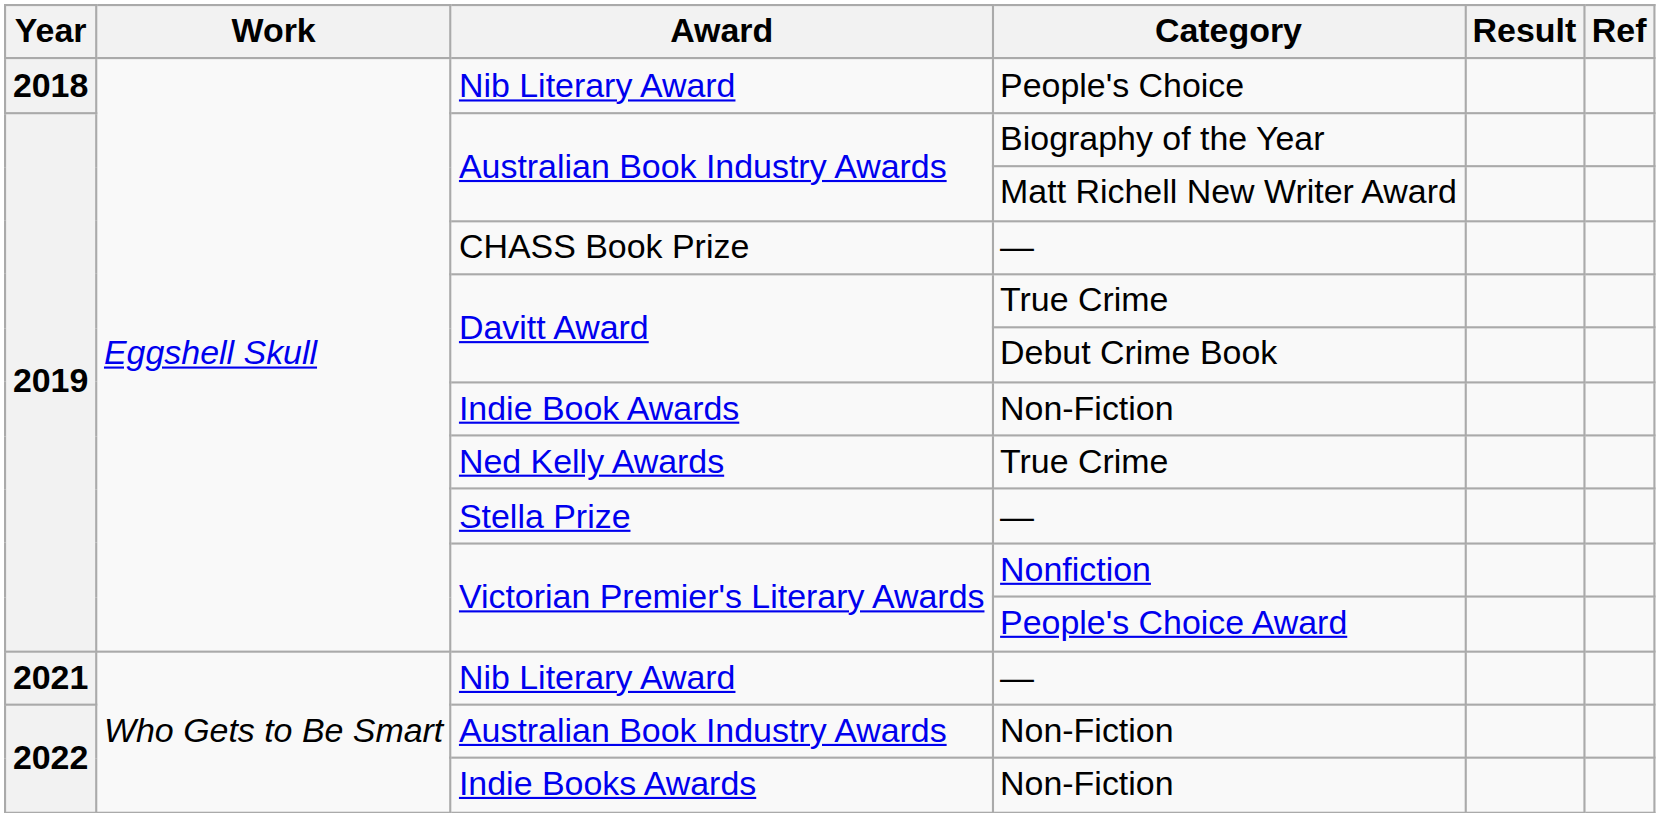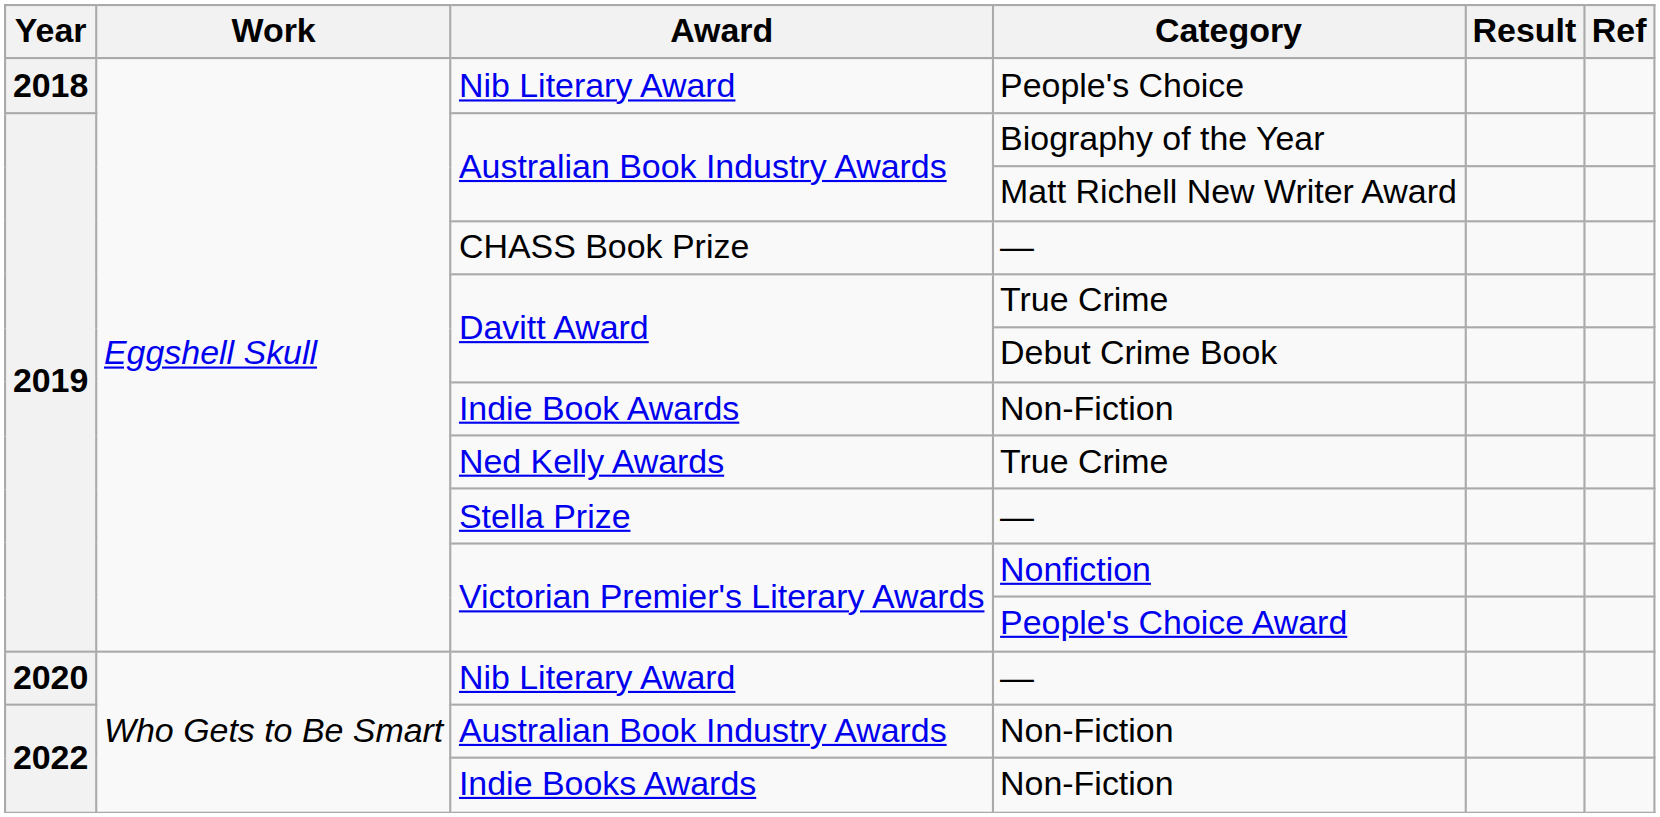(51, 676) 2021 -> (51, 676) 2020
